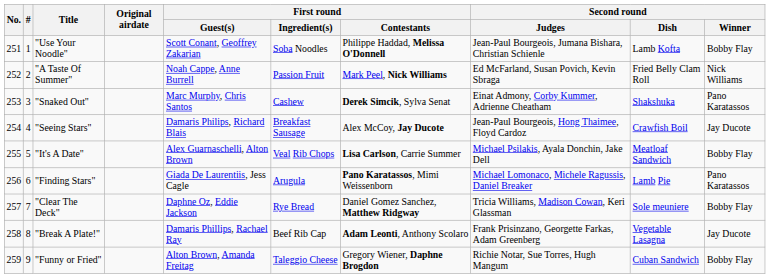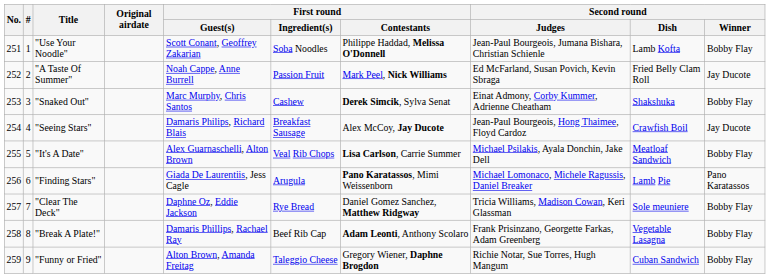(725, 75) Nick Williams -> (729, 75) Jay Ducote
(728, 101) Pano Karatassos -> (730, 101) Bobby Flay
(729, 233) Jay Ducote -> (730, 233) Bobby Flay
